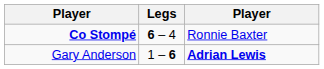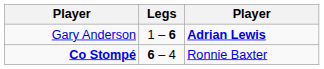rows swapped: (103, 34) <-> (94, 54)
